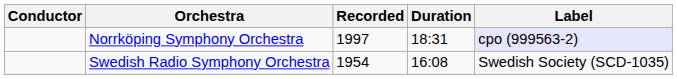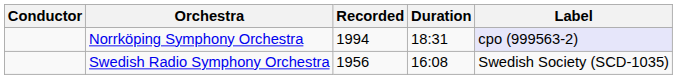(353, 39) 1997 -> (353, 39) 1994
(353, 62) 1954 -> (353, 62) 1956
